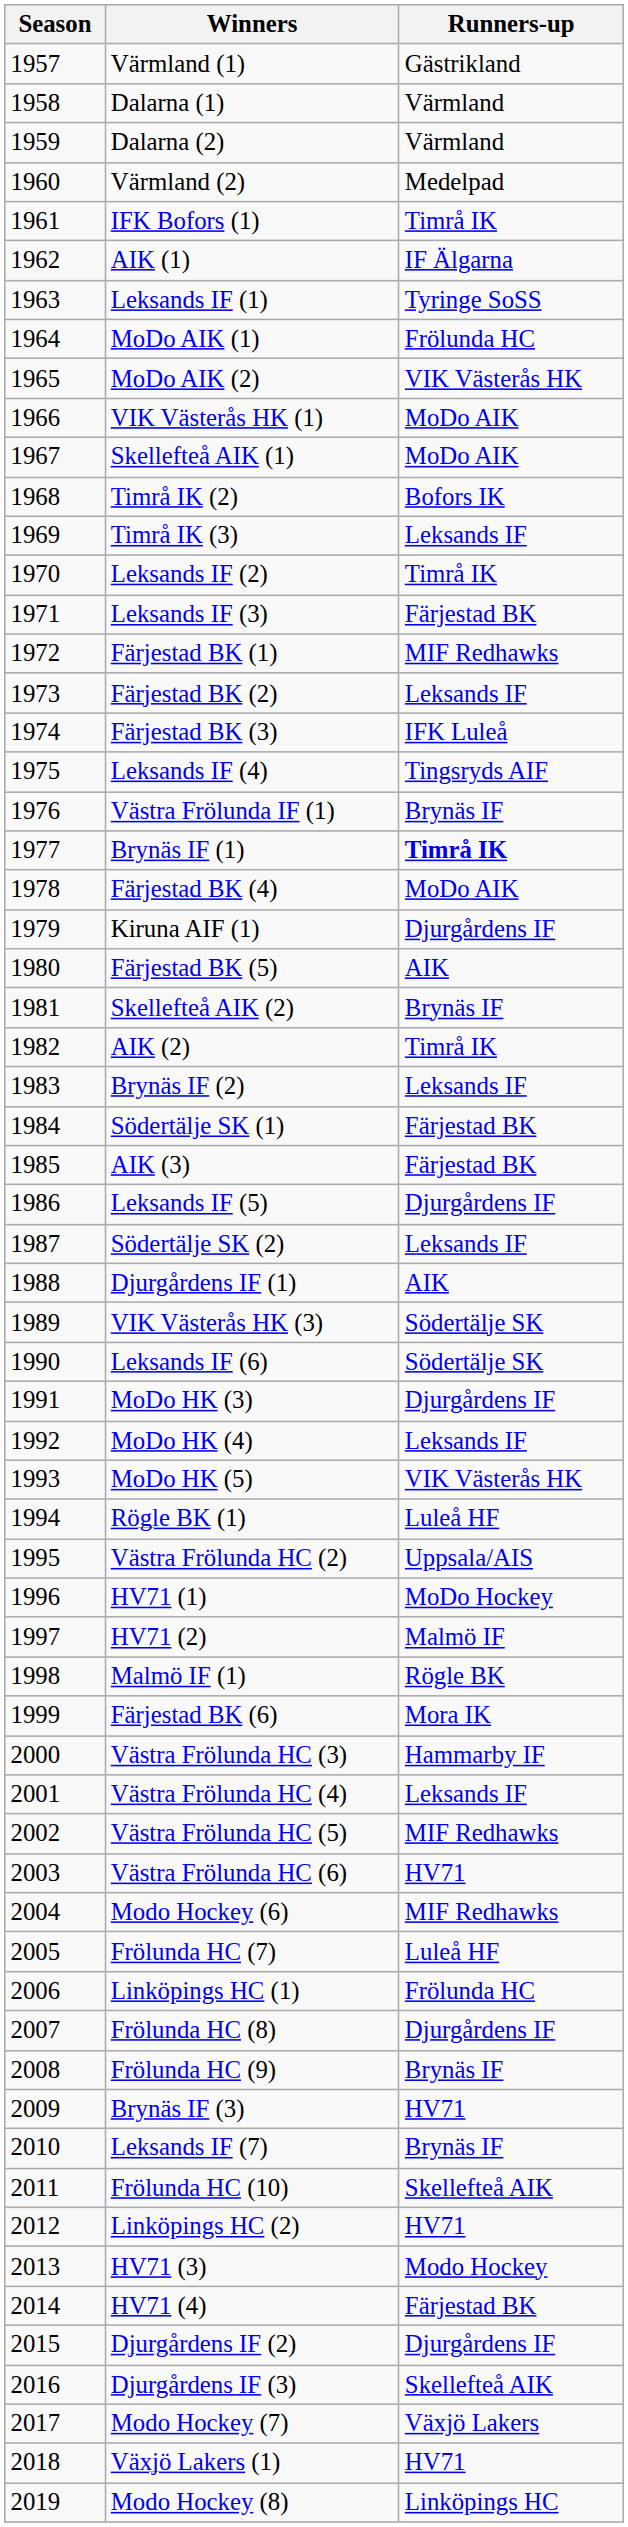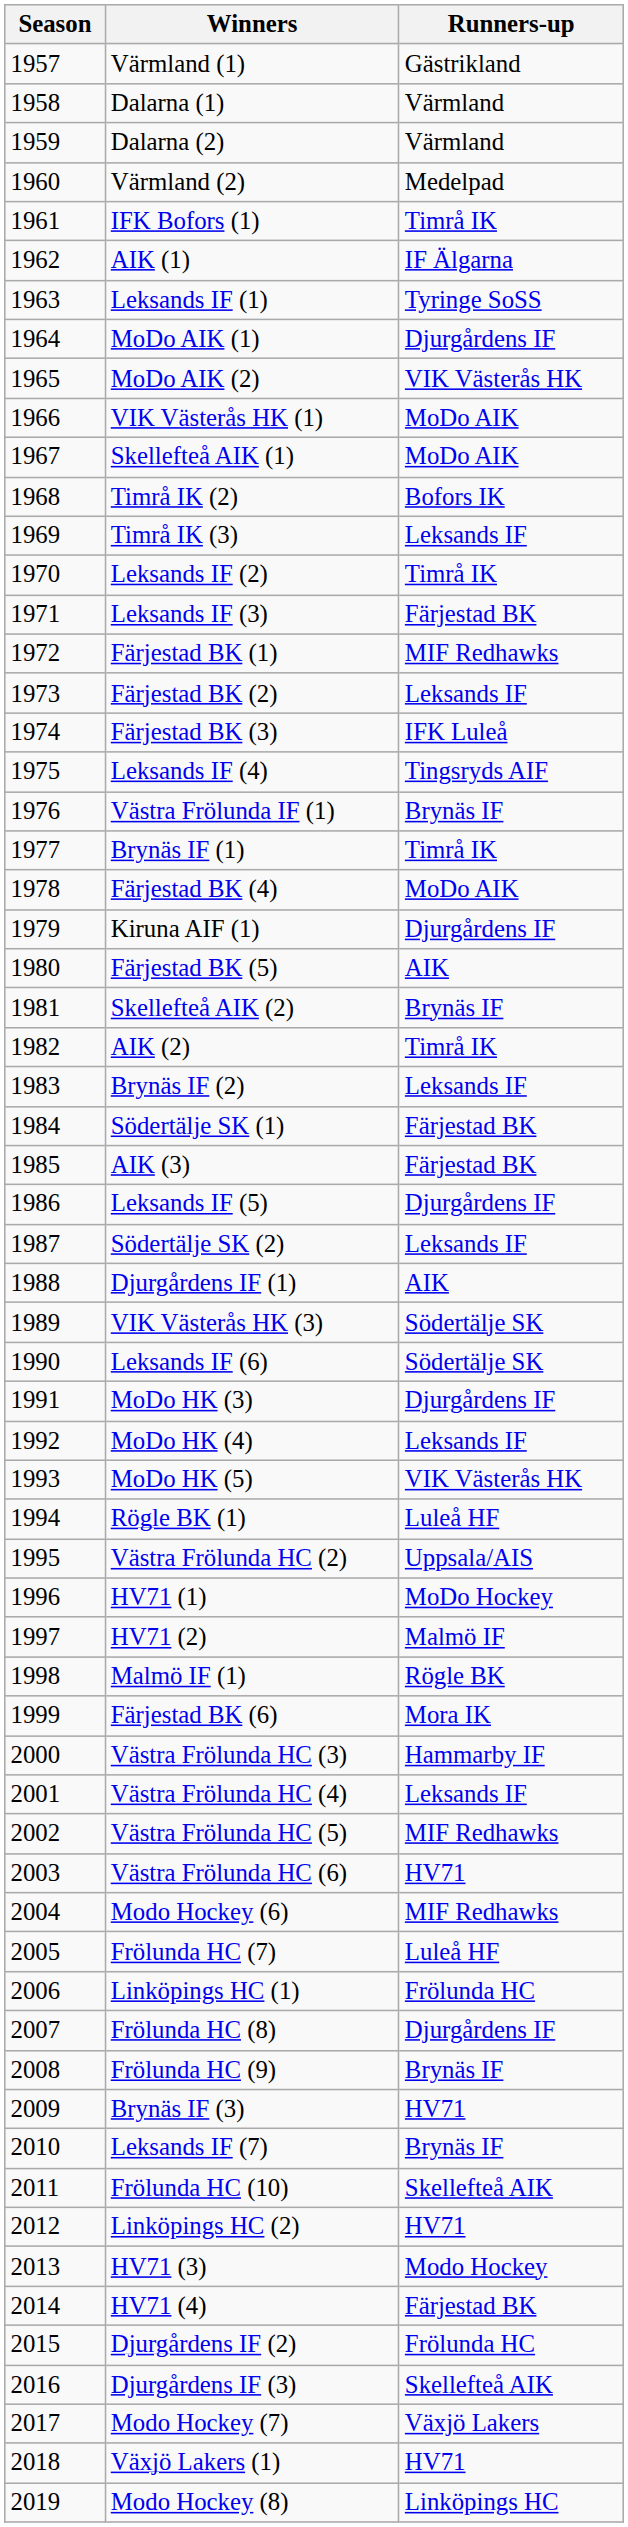(470, 338) Frölunda HC -> (480, 338) Djurgårdens IF
(456, 850) bold -> (451, 850) normal
(480, 2344) Djurgårdens IF -> (470, 2344) Frölunda HC
